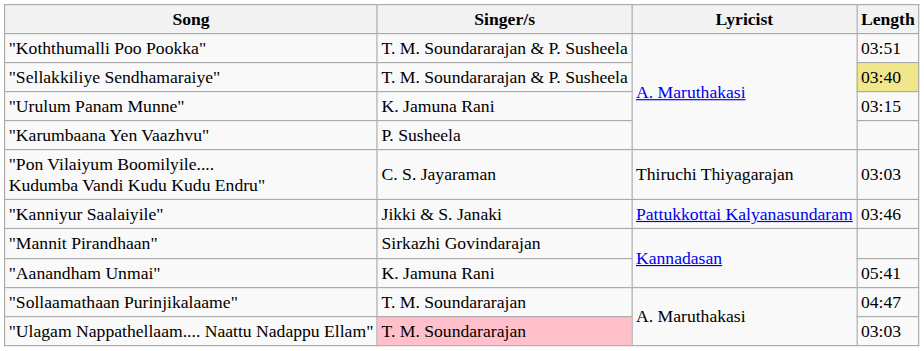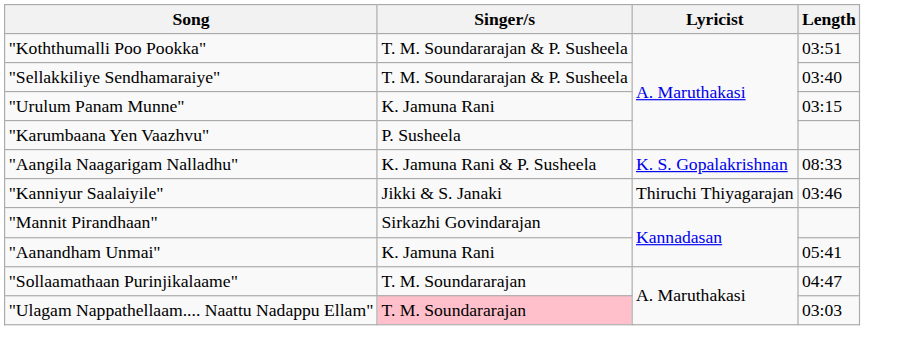(881, 77) khaki background -> (822, 77) no background
+ row: (123, 164)
- row: (137, 175)
(744, 214) Pattukkottai Kalyanasundaram -> (715, 193) Thiruchi Thiyagarajan
